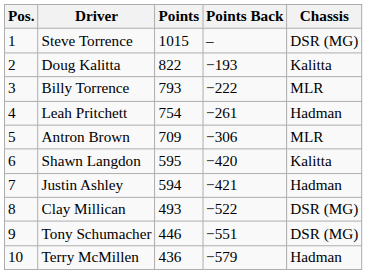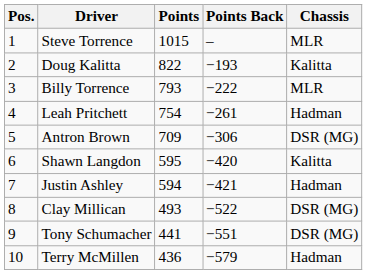(324, 40) DSR (MG) -> (307, 40) MLR
(307, 137) MLR -> (324, 137) DSR (MG)
(170, 233) 446 -> (170, 233) 441
